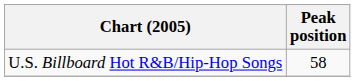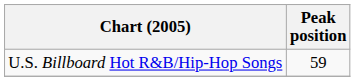(318, 62) 58 -> (318, 62) 59
